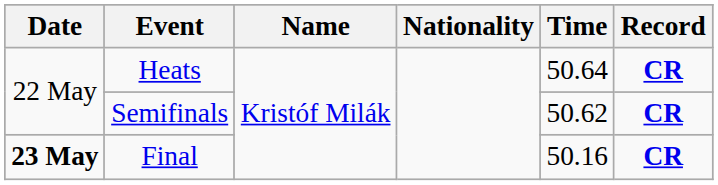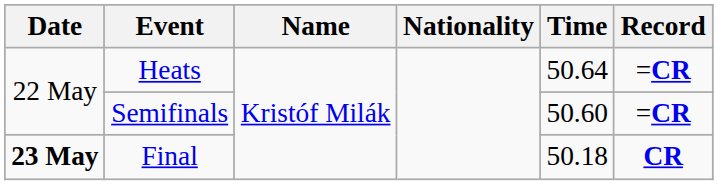(663, 69) CR -> (663, 69) =CR
(577, 112) 50.62 -> (577, 112) 50.60
(663, 112) CR -> (663, 112) =CR
(577, 156) 50.16 -> (577, 156) 50.18
